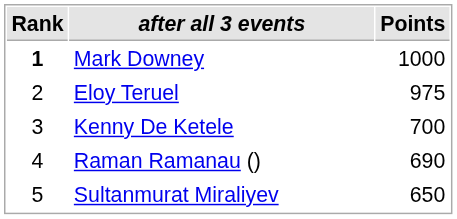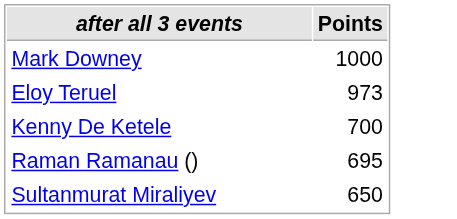- column: (37, 23)
(428, 93) 975 -> (365, 93) 973
(428, 161) 690 -> (365, 161) 695
